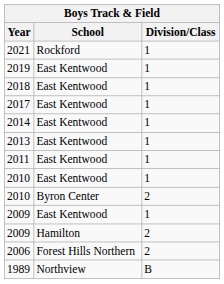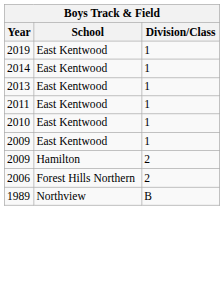- row: (19, 50)
- row: (19, 86)
- row: (19, 104)
- row: (19, 196)
